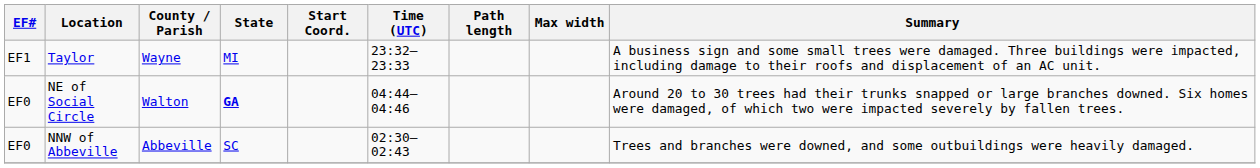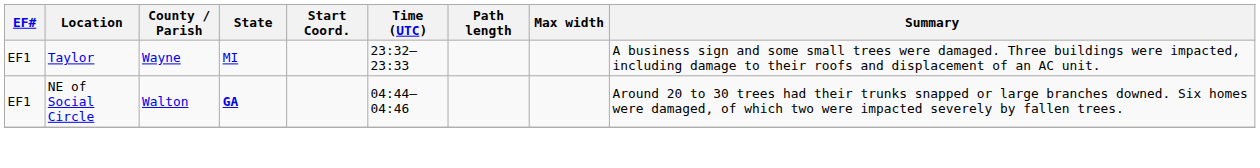(19, 101) EF0 -> (19, 101) EF1
- row: (83, 145)
